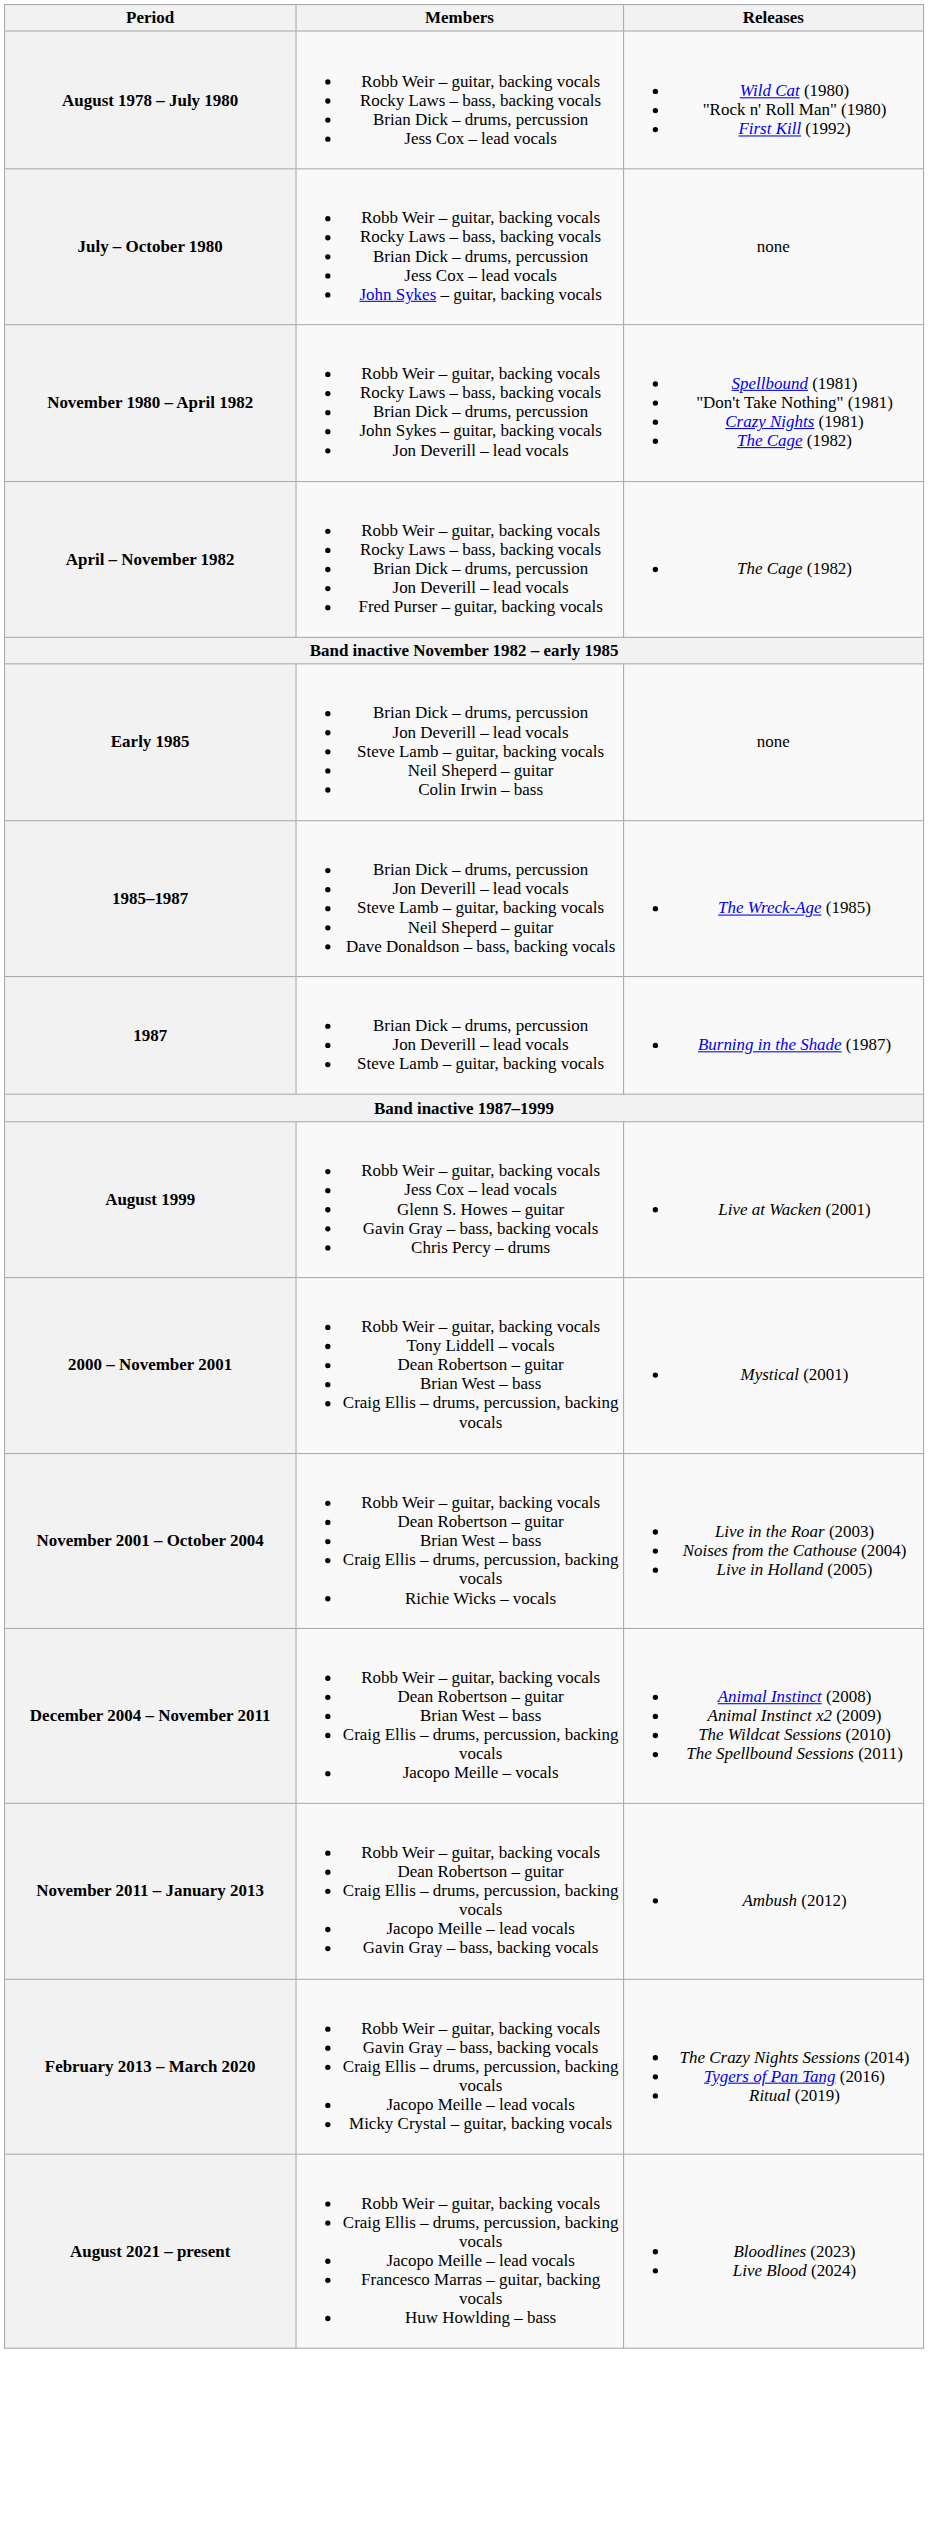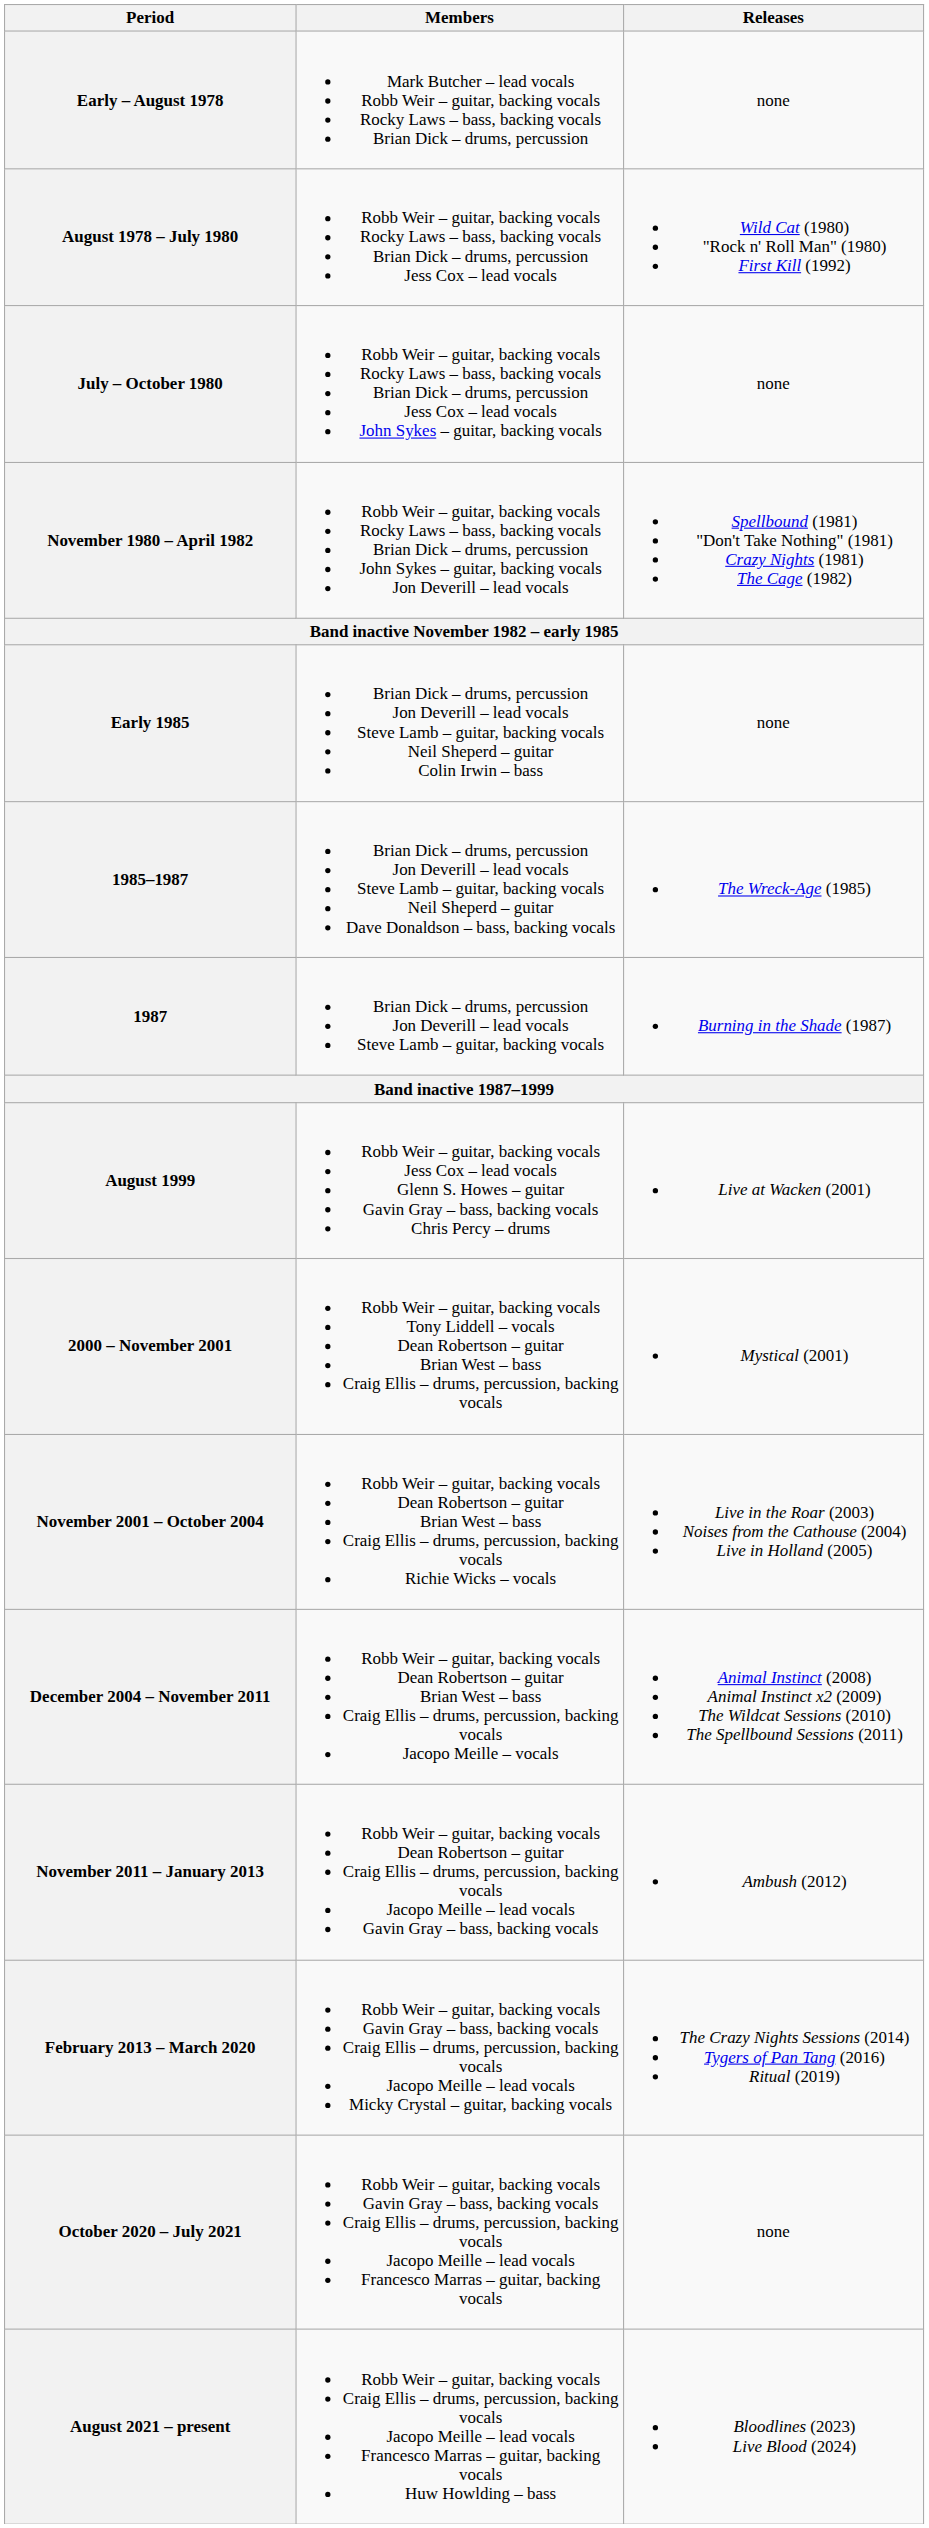+ row: (150, 99)
- row: (150, 559)
+ row: (150, 2232)
